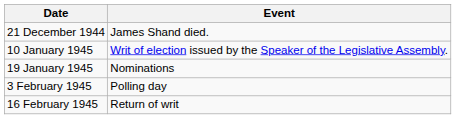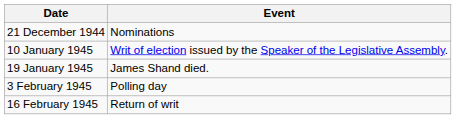(160, 31) James Shand died. -> (142, 31) Nominations
(142, 68) Nominations -> (160, 68) James Shand died.
